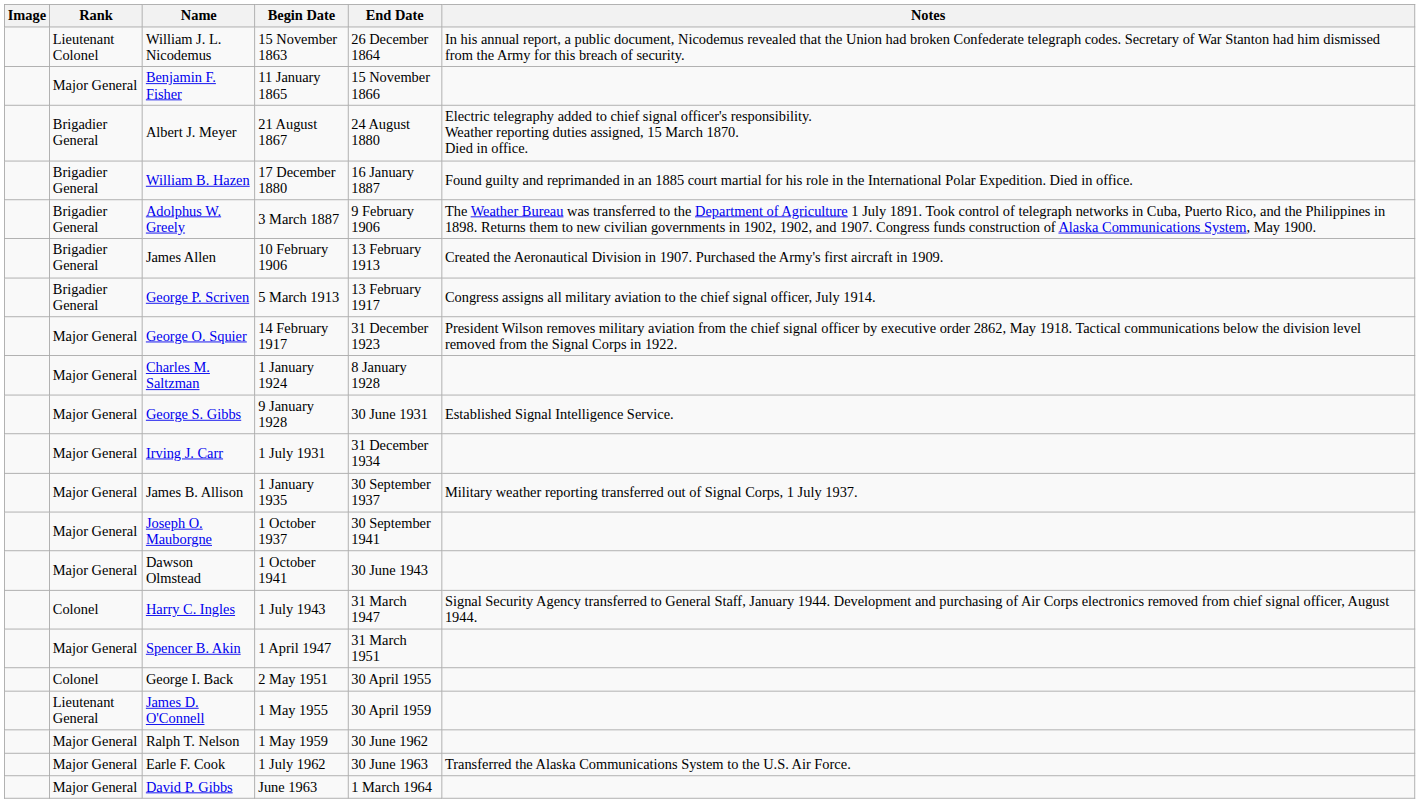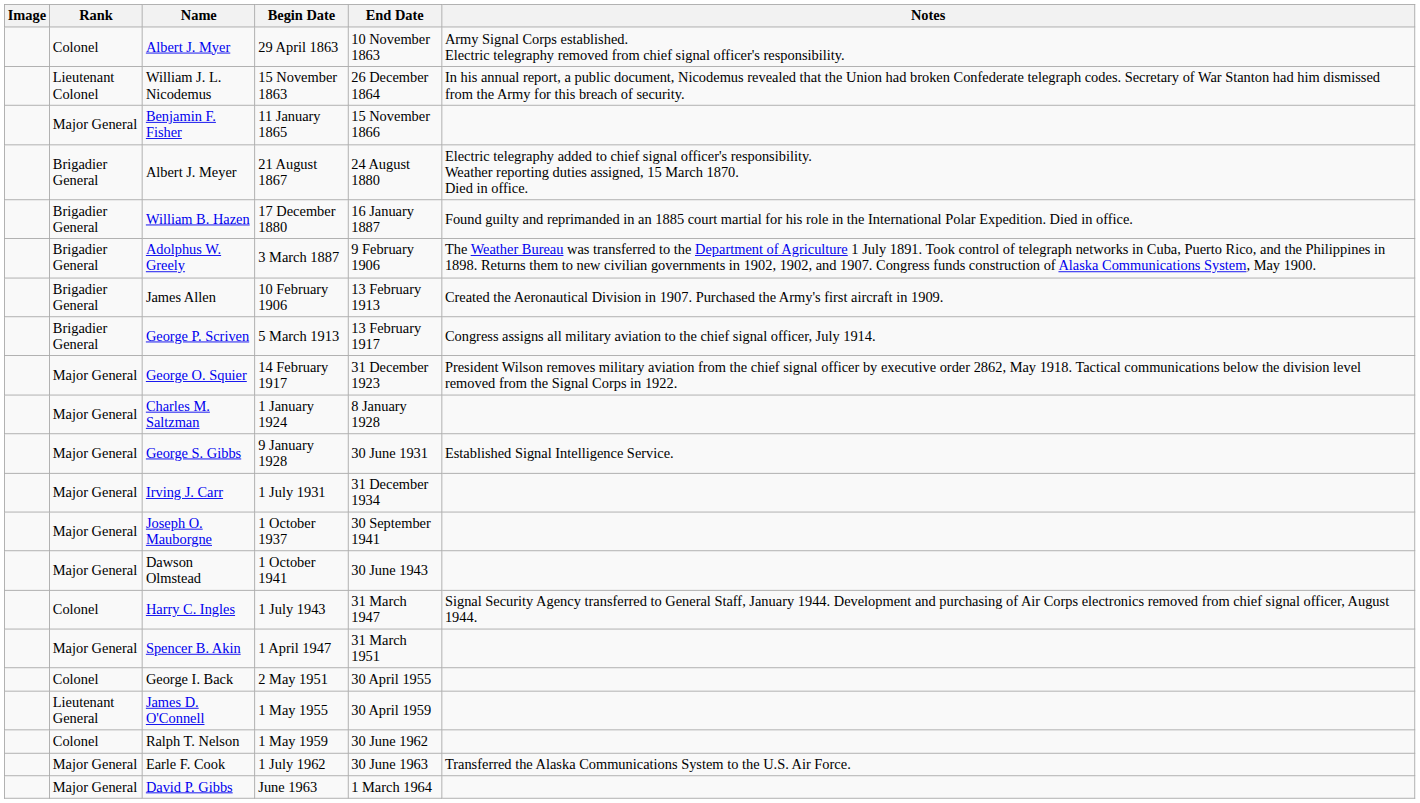+ row: (188, 46)
- row: (194, 492)
(95, 741) Major General -> (76, 741) Colonel
